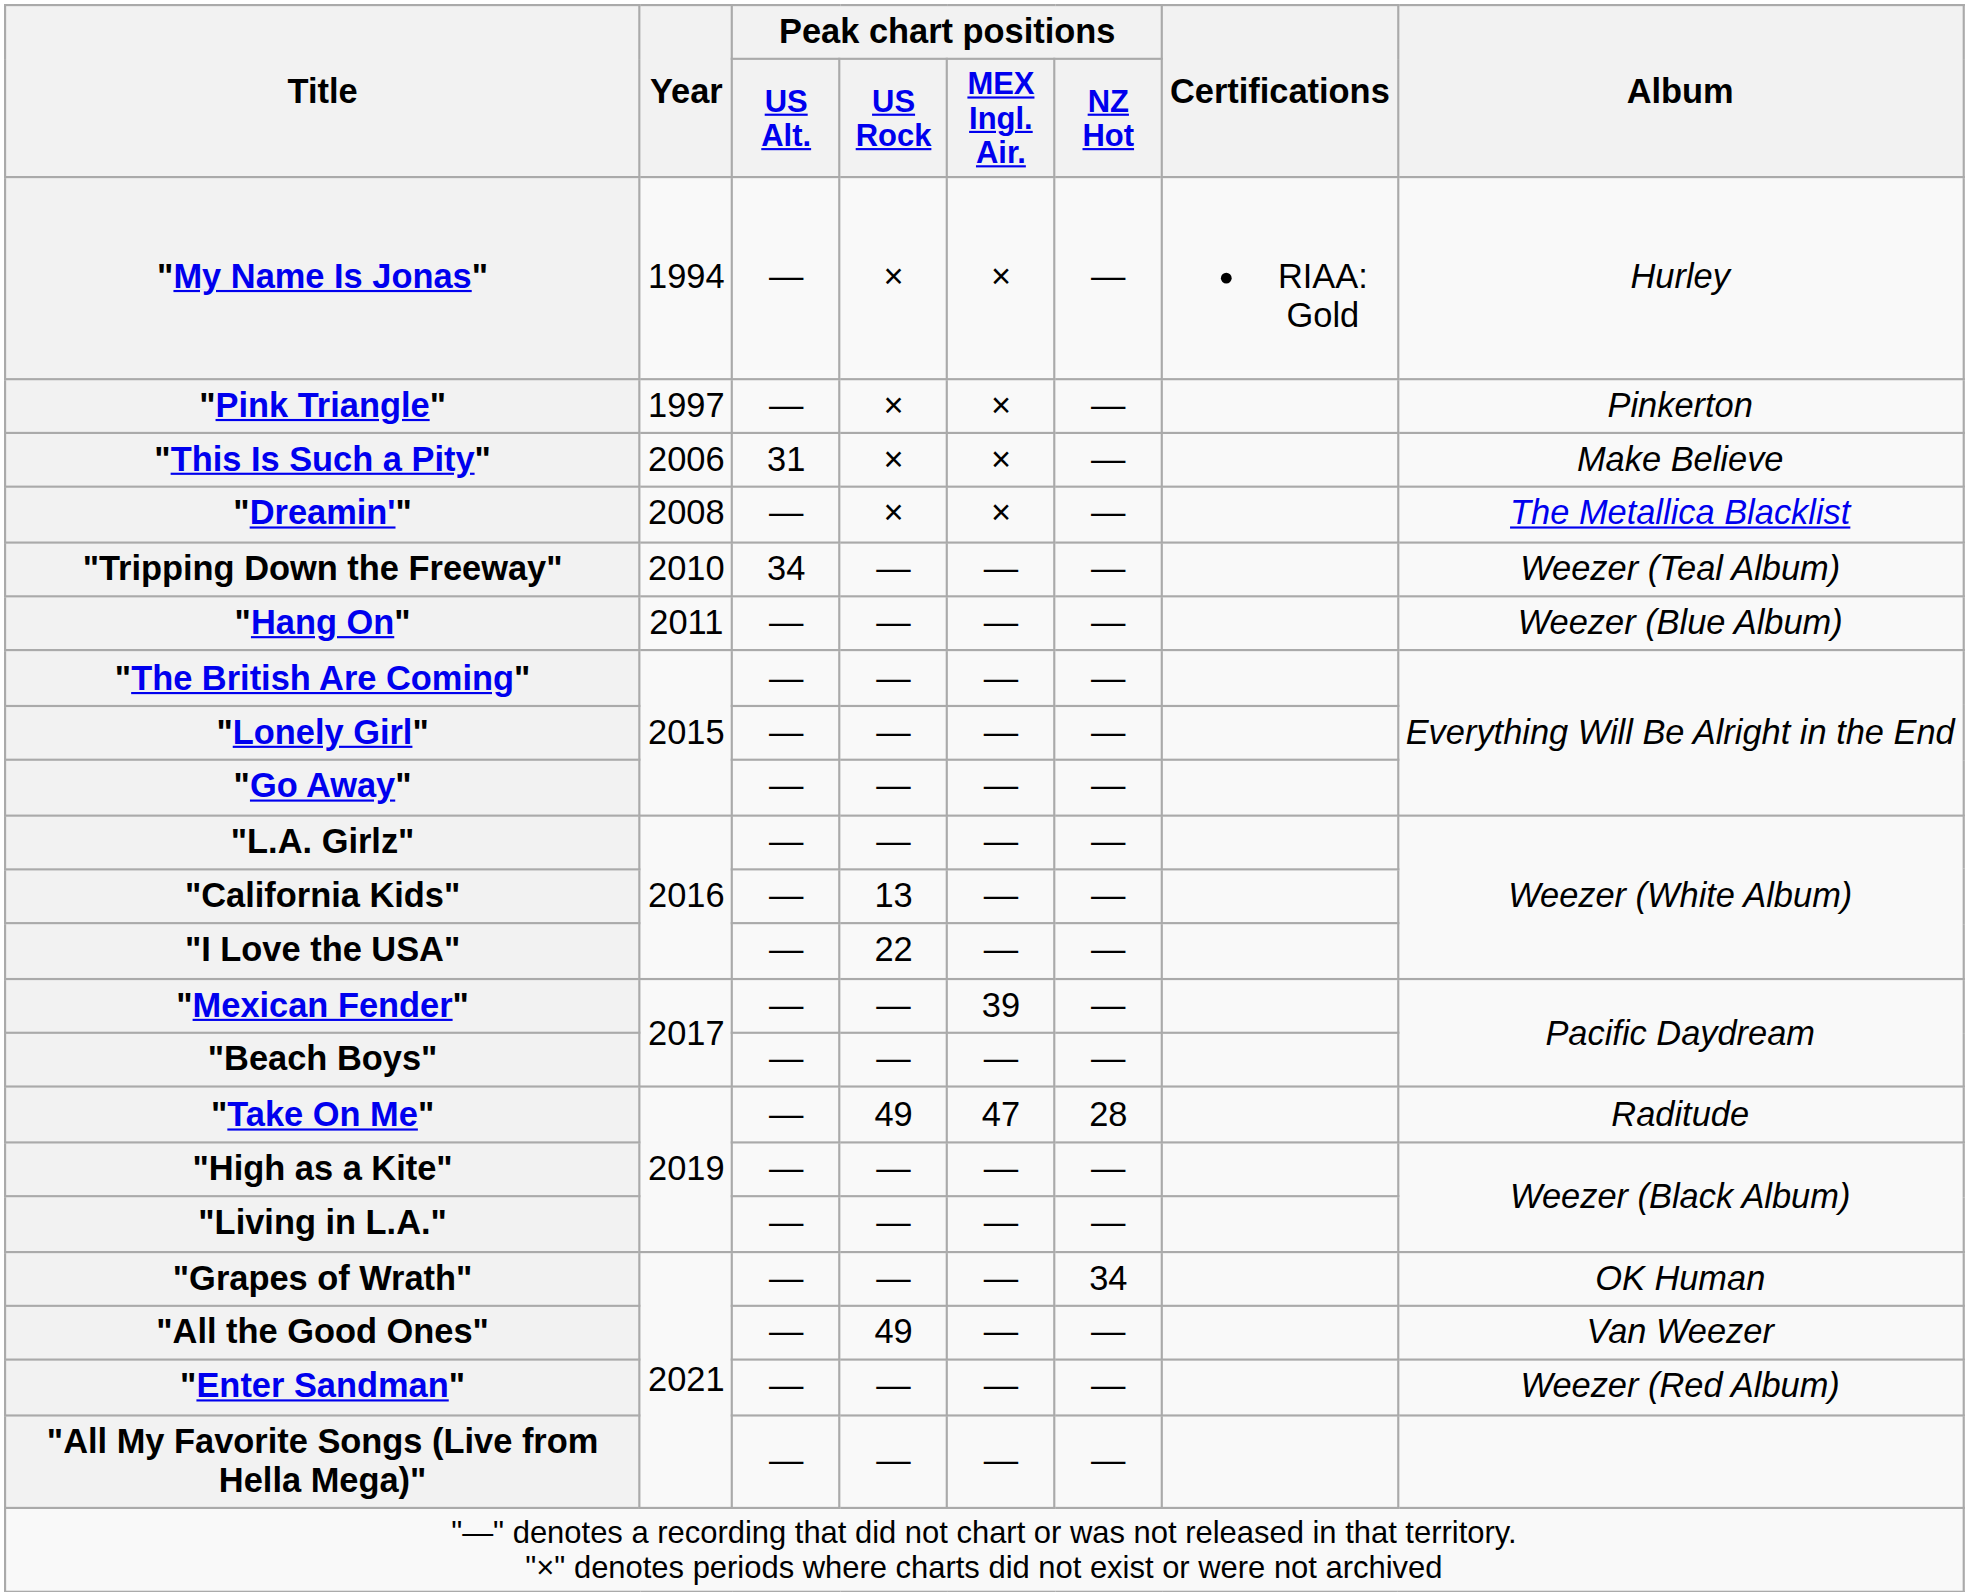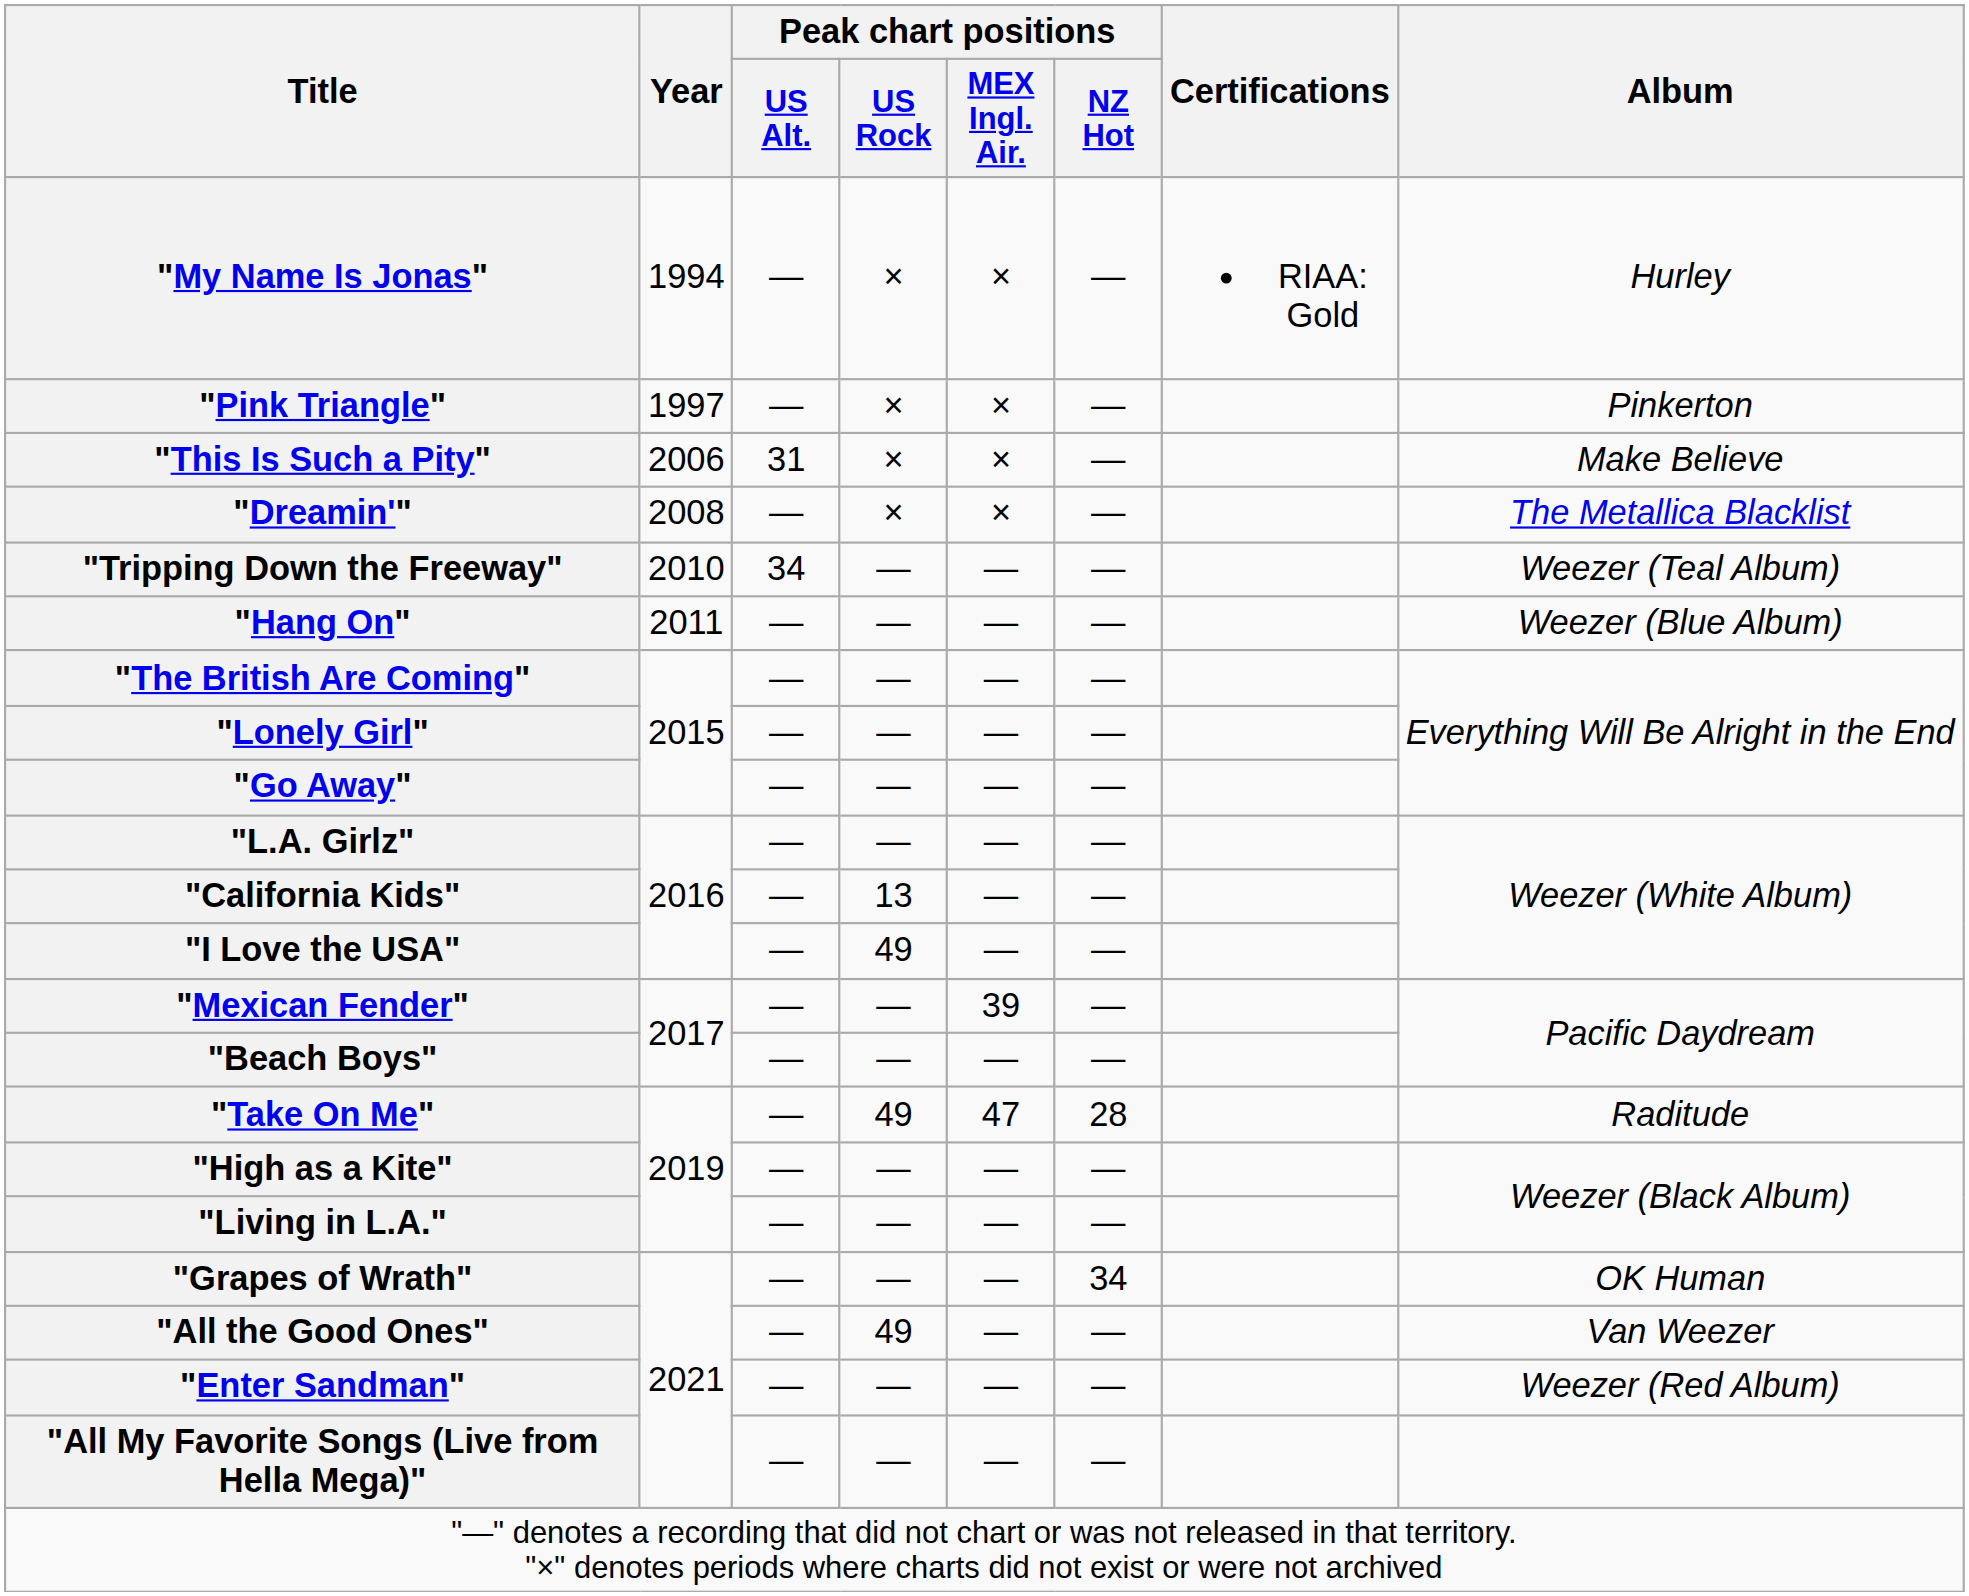(894, 950) 22 -> (894, 950) 49
